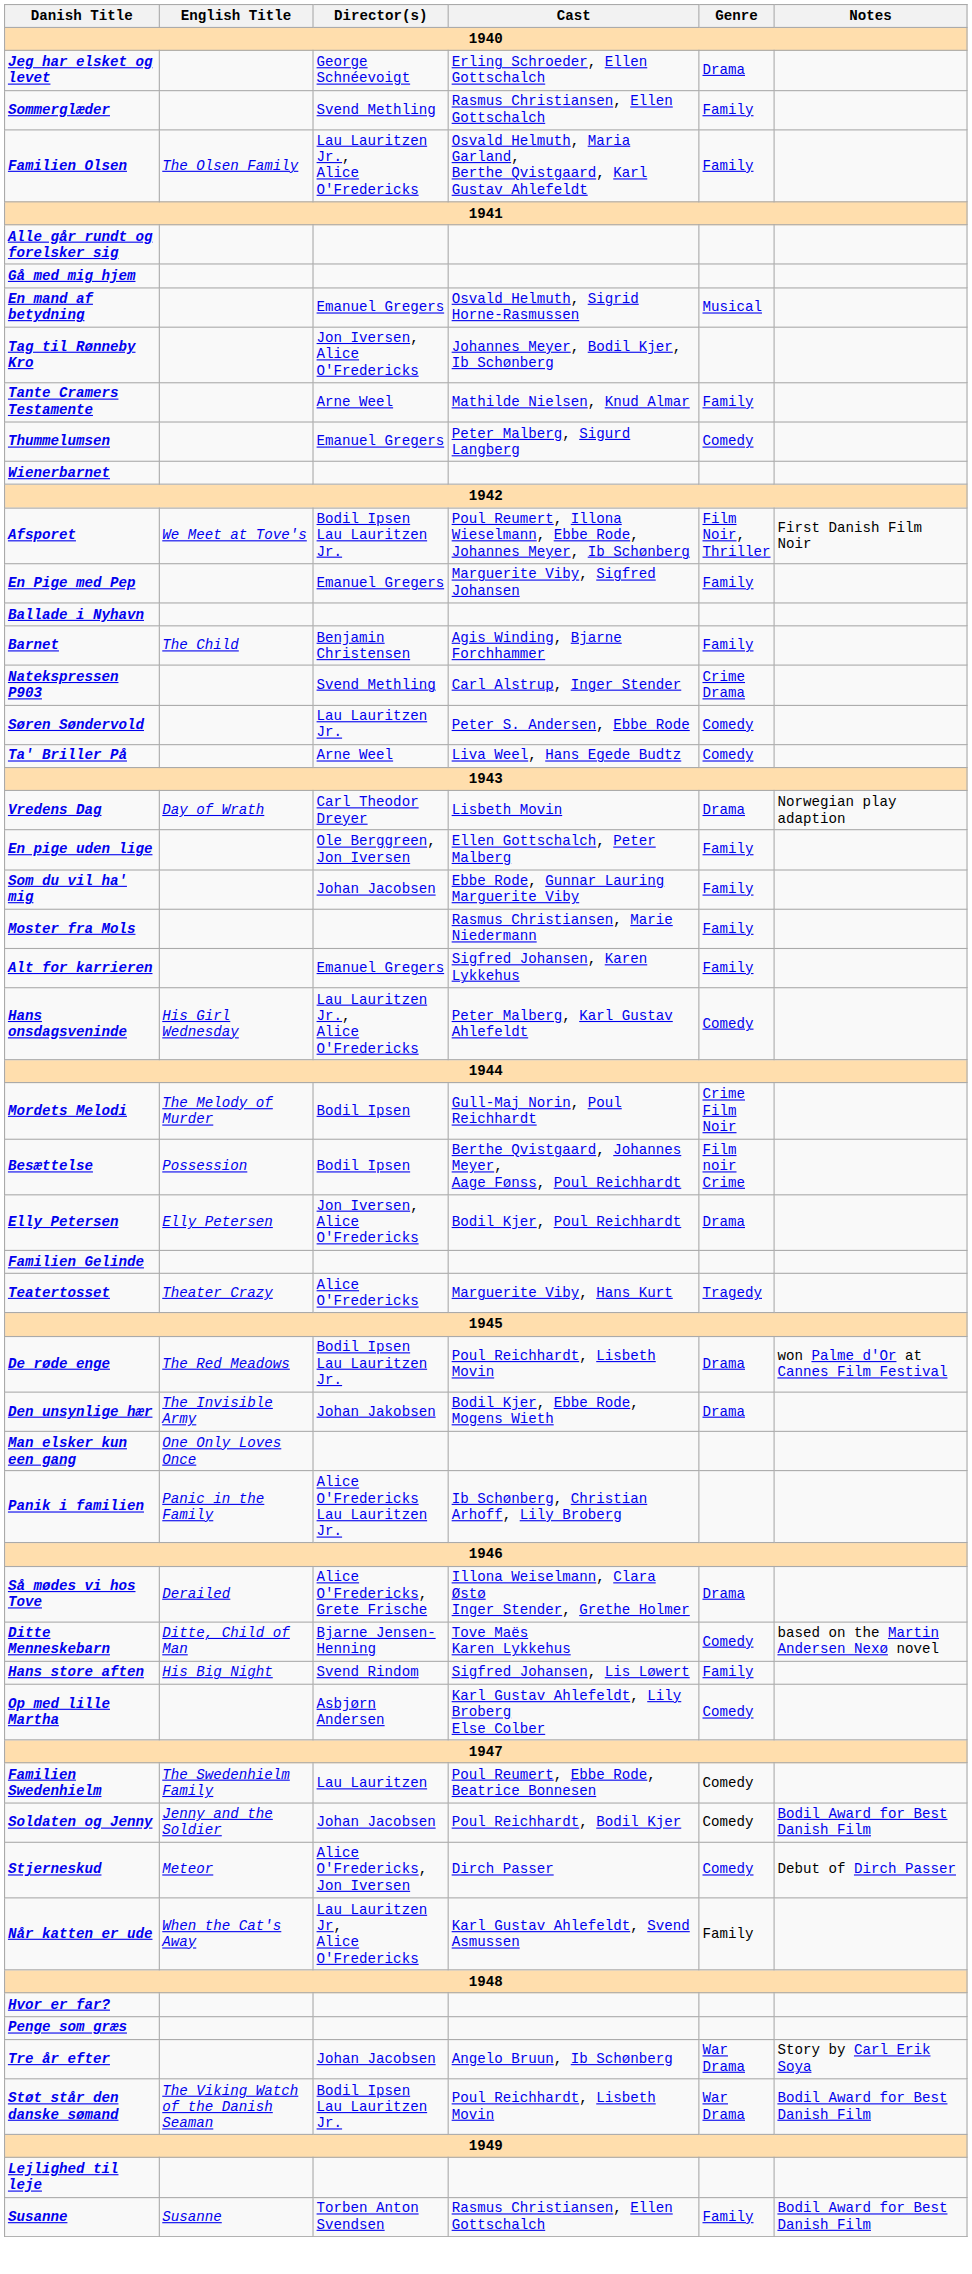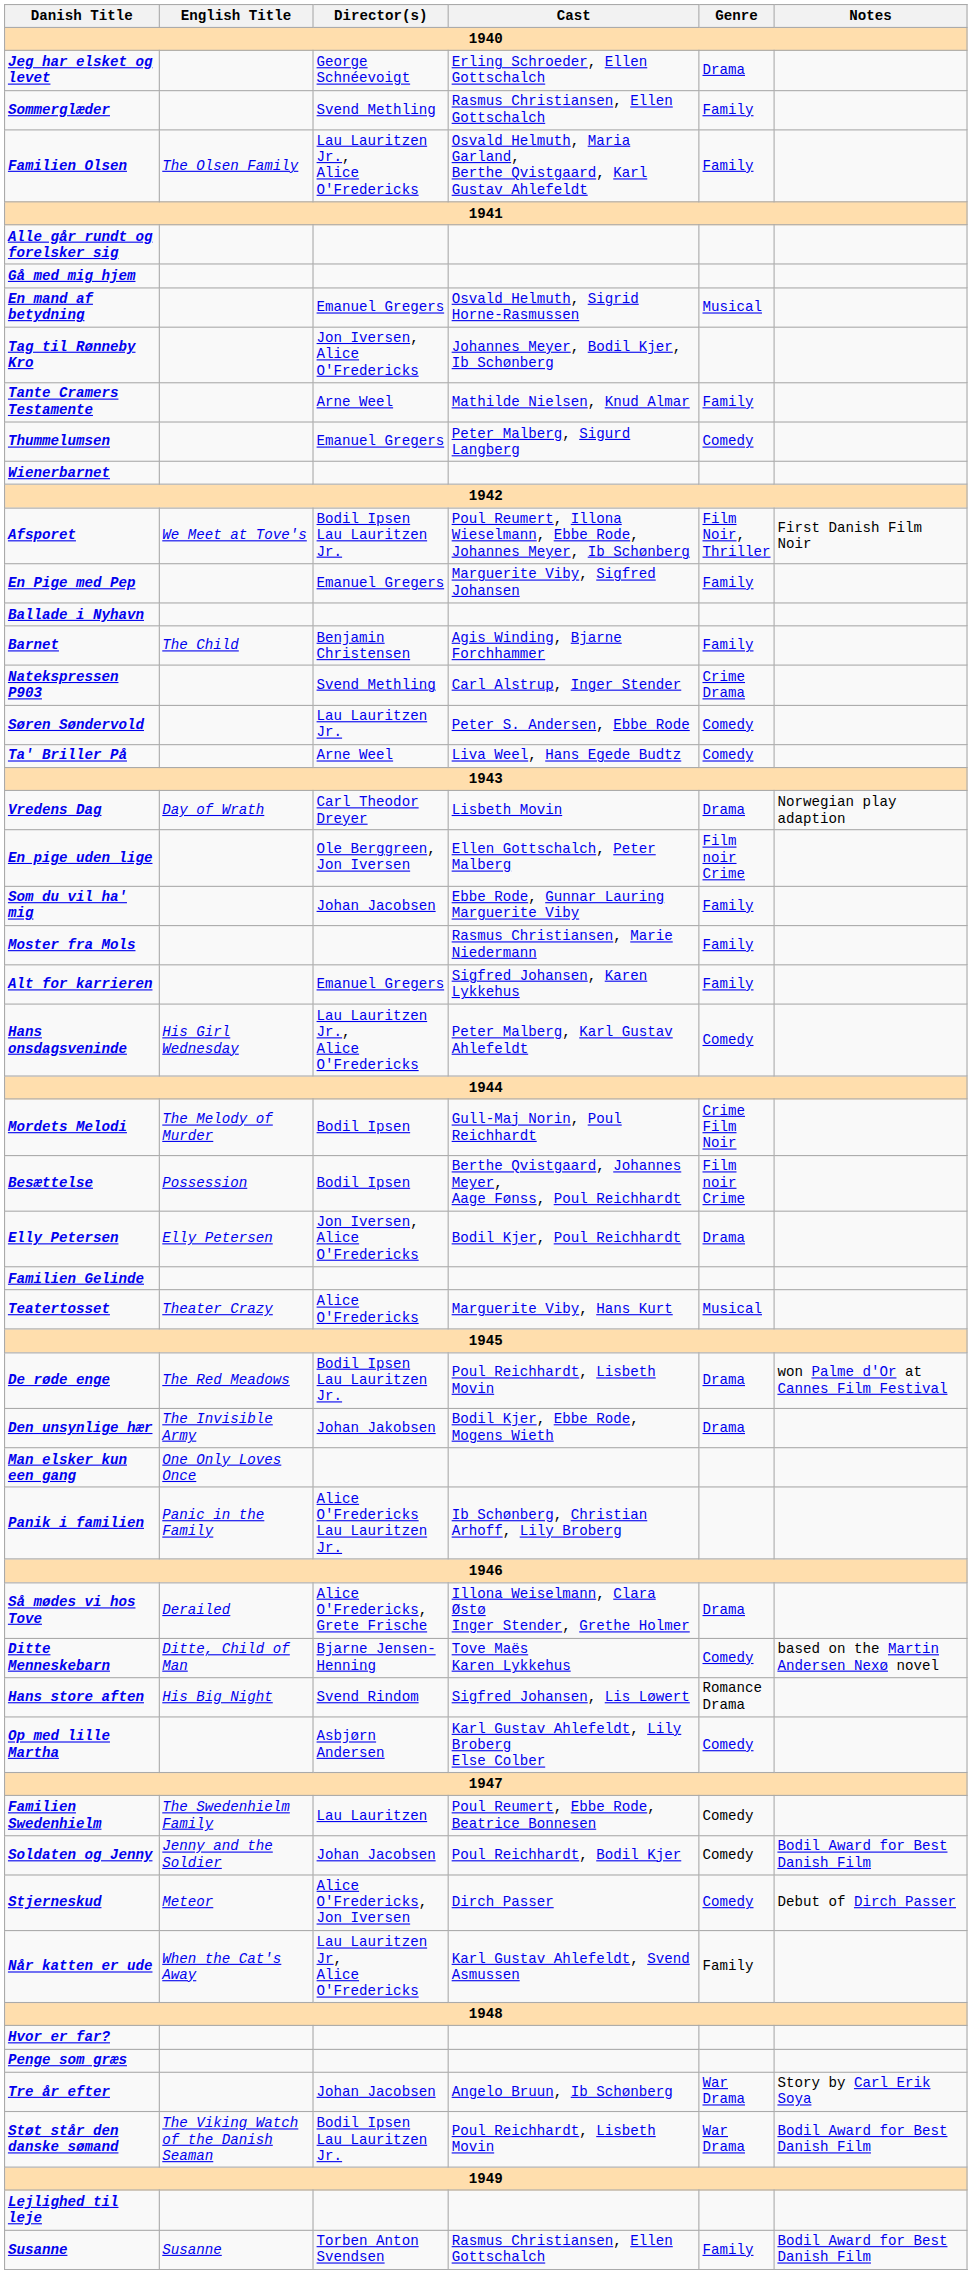(728, 850) Family -> (724, 858) Film noir Crime
(732, 1293) Tragedy -> (732, 1310) Musical
(728, 1673) Family -> (732, 1697) Romance Drama
